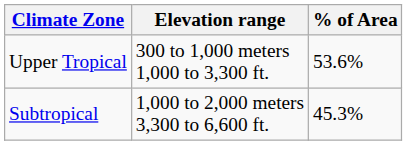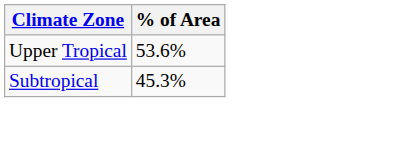- column: (220, 19)
